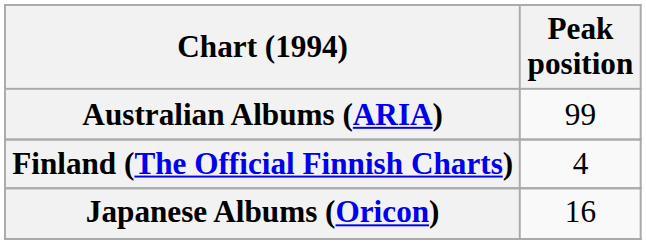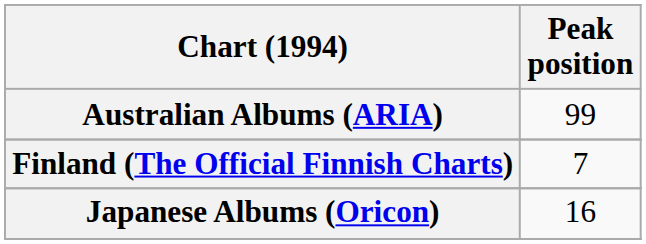(580, 163) 4 -> (580, 163) 7
